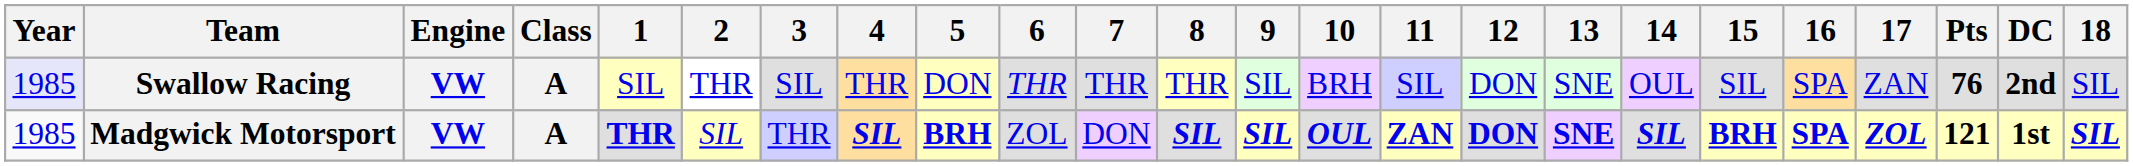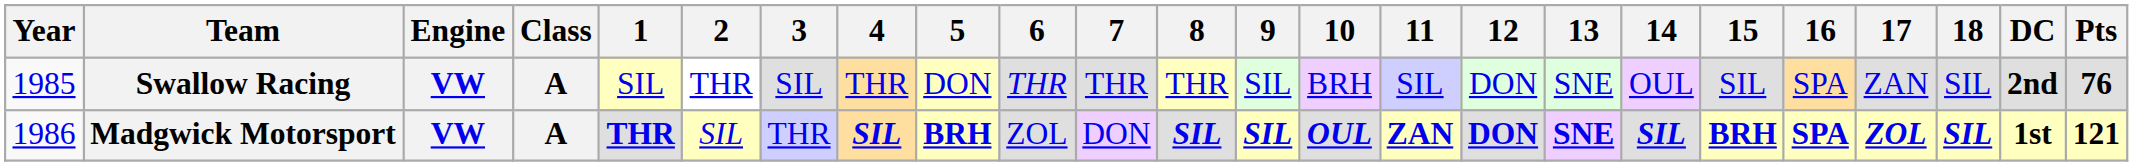columns swapped: (2095, 30) <-> (1967, 30)
(44, 82) lavender background -> (44, 82) no background
(44, 134) 1985 -> (44, 134) 1986
